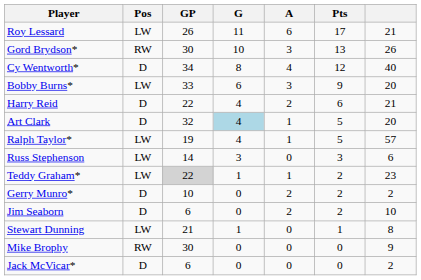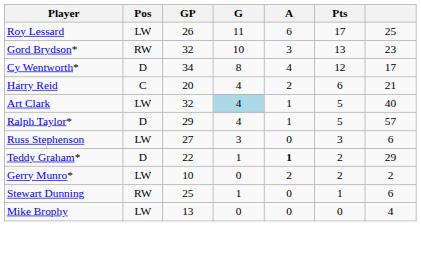(391, 31) 21 -> (391, 31) 25
(188, 49) 30 -> (188, 49) 32
(391, 49) 26 -> (391, 49) 23
(391, 67) 40 -> (391, 67) 17
- row: (40, 85)
(143, 103) D -> (143, 85) C
(188, 103) 22 -> (188, 85) 20
(143, 121) D -> (143, 103) LW
(391, 121) 20 -> (391, 103) 40
(143, 139) LW -> (143, 121) D
(188, 139) 19 -> (188, 121) 29
(188, 157) 14 -> (188, 139) 27
(143, 175) LW -> (143, 157) D
(188, 175) lightgrey background -> (188, 157) no background
(289, 175) normal -> (289, 157) bold
(391, 175) 23 -> (391, 157) 29
(143, 193) D -> (143, 175) LW
- row: (35, 211)
(143, 229) LW -> (143, 193) RW
(188, 229) 21 -> (188, 193) 25
(391, 229) 8 -> (391, 193) 6
(143, 247) RW -> (143, 211) LW
(188, 247) 30 -> (188, 211) 13
(391, 247) 9 -> (391, 211) 4
- row: (41, 265)
